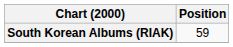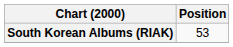(203, 33) 59 -> (203, 33) 53
